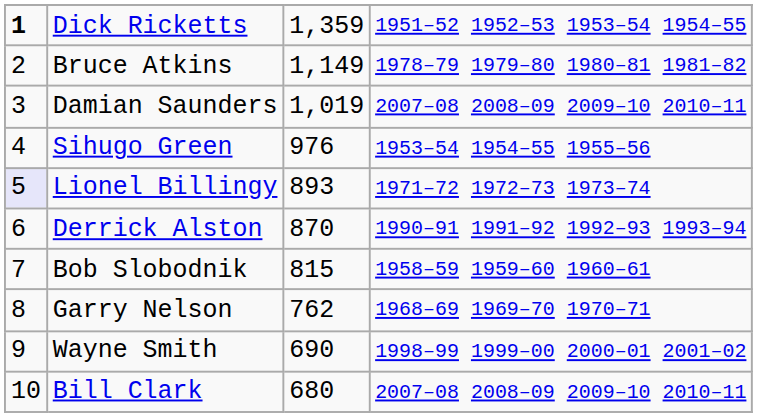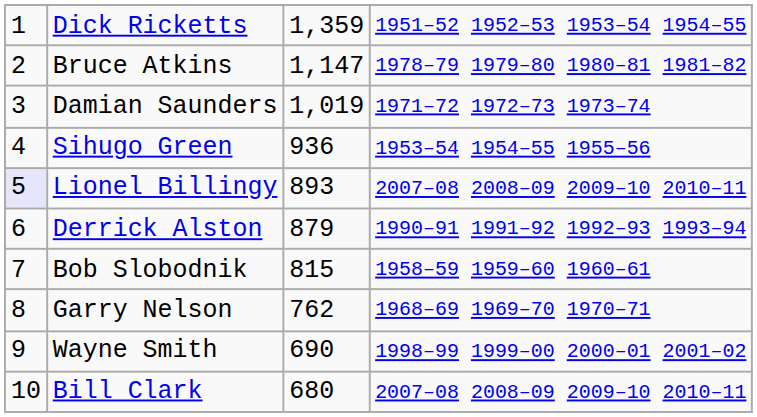(18, 25) bold -> (18, 25) normal
(327, 66) 1,149 -> (327, 66) 1,147
(561, 107) 2007–08 2008–09 2009–10 2010–11 -> (513, 107) 1971–72 1972–73 1973–74
(312, 147) 976 -> (312, 147) 936
(513, 188) 1971–72 1972–73 1973–74 -> (561, 188) 2007–08 2008–09 2009–10 2010–11
(312, 229) 870 -> (312, 229) 879
